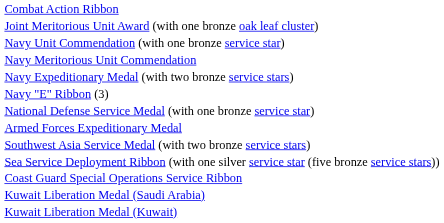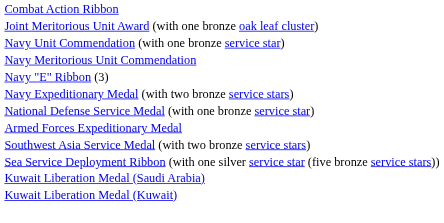rows swapped: (56, 94) <-> (149, 77)
- row: (123, 178)
